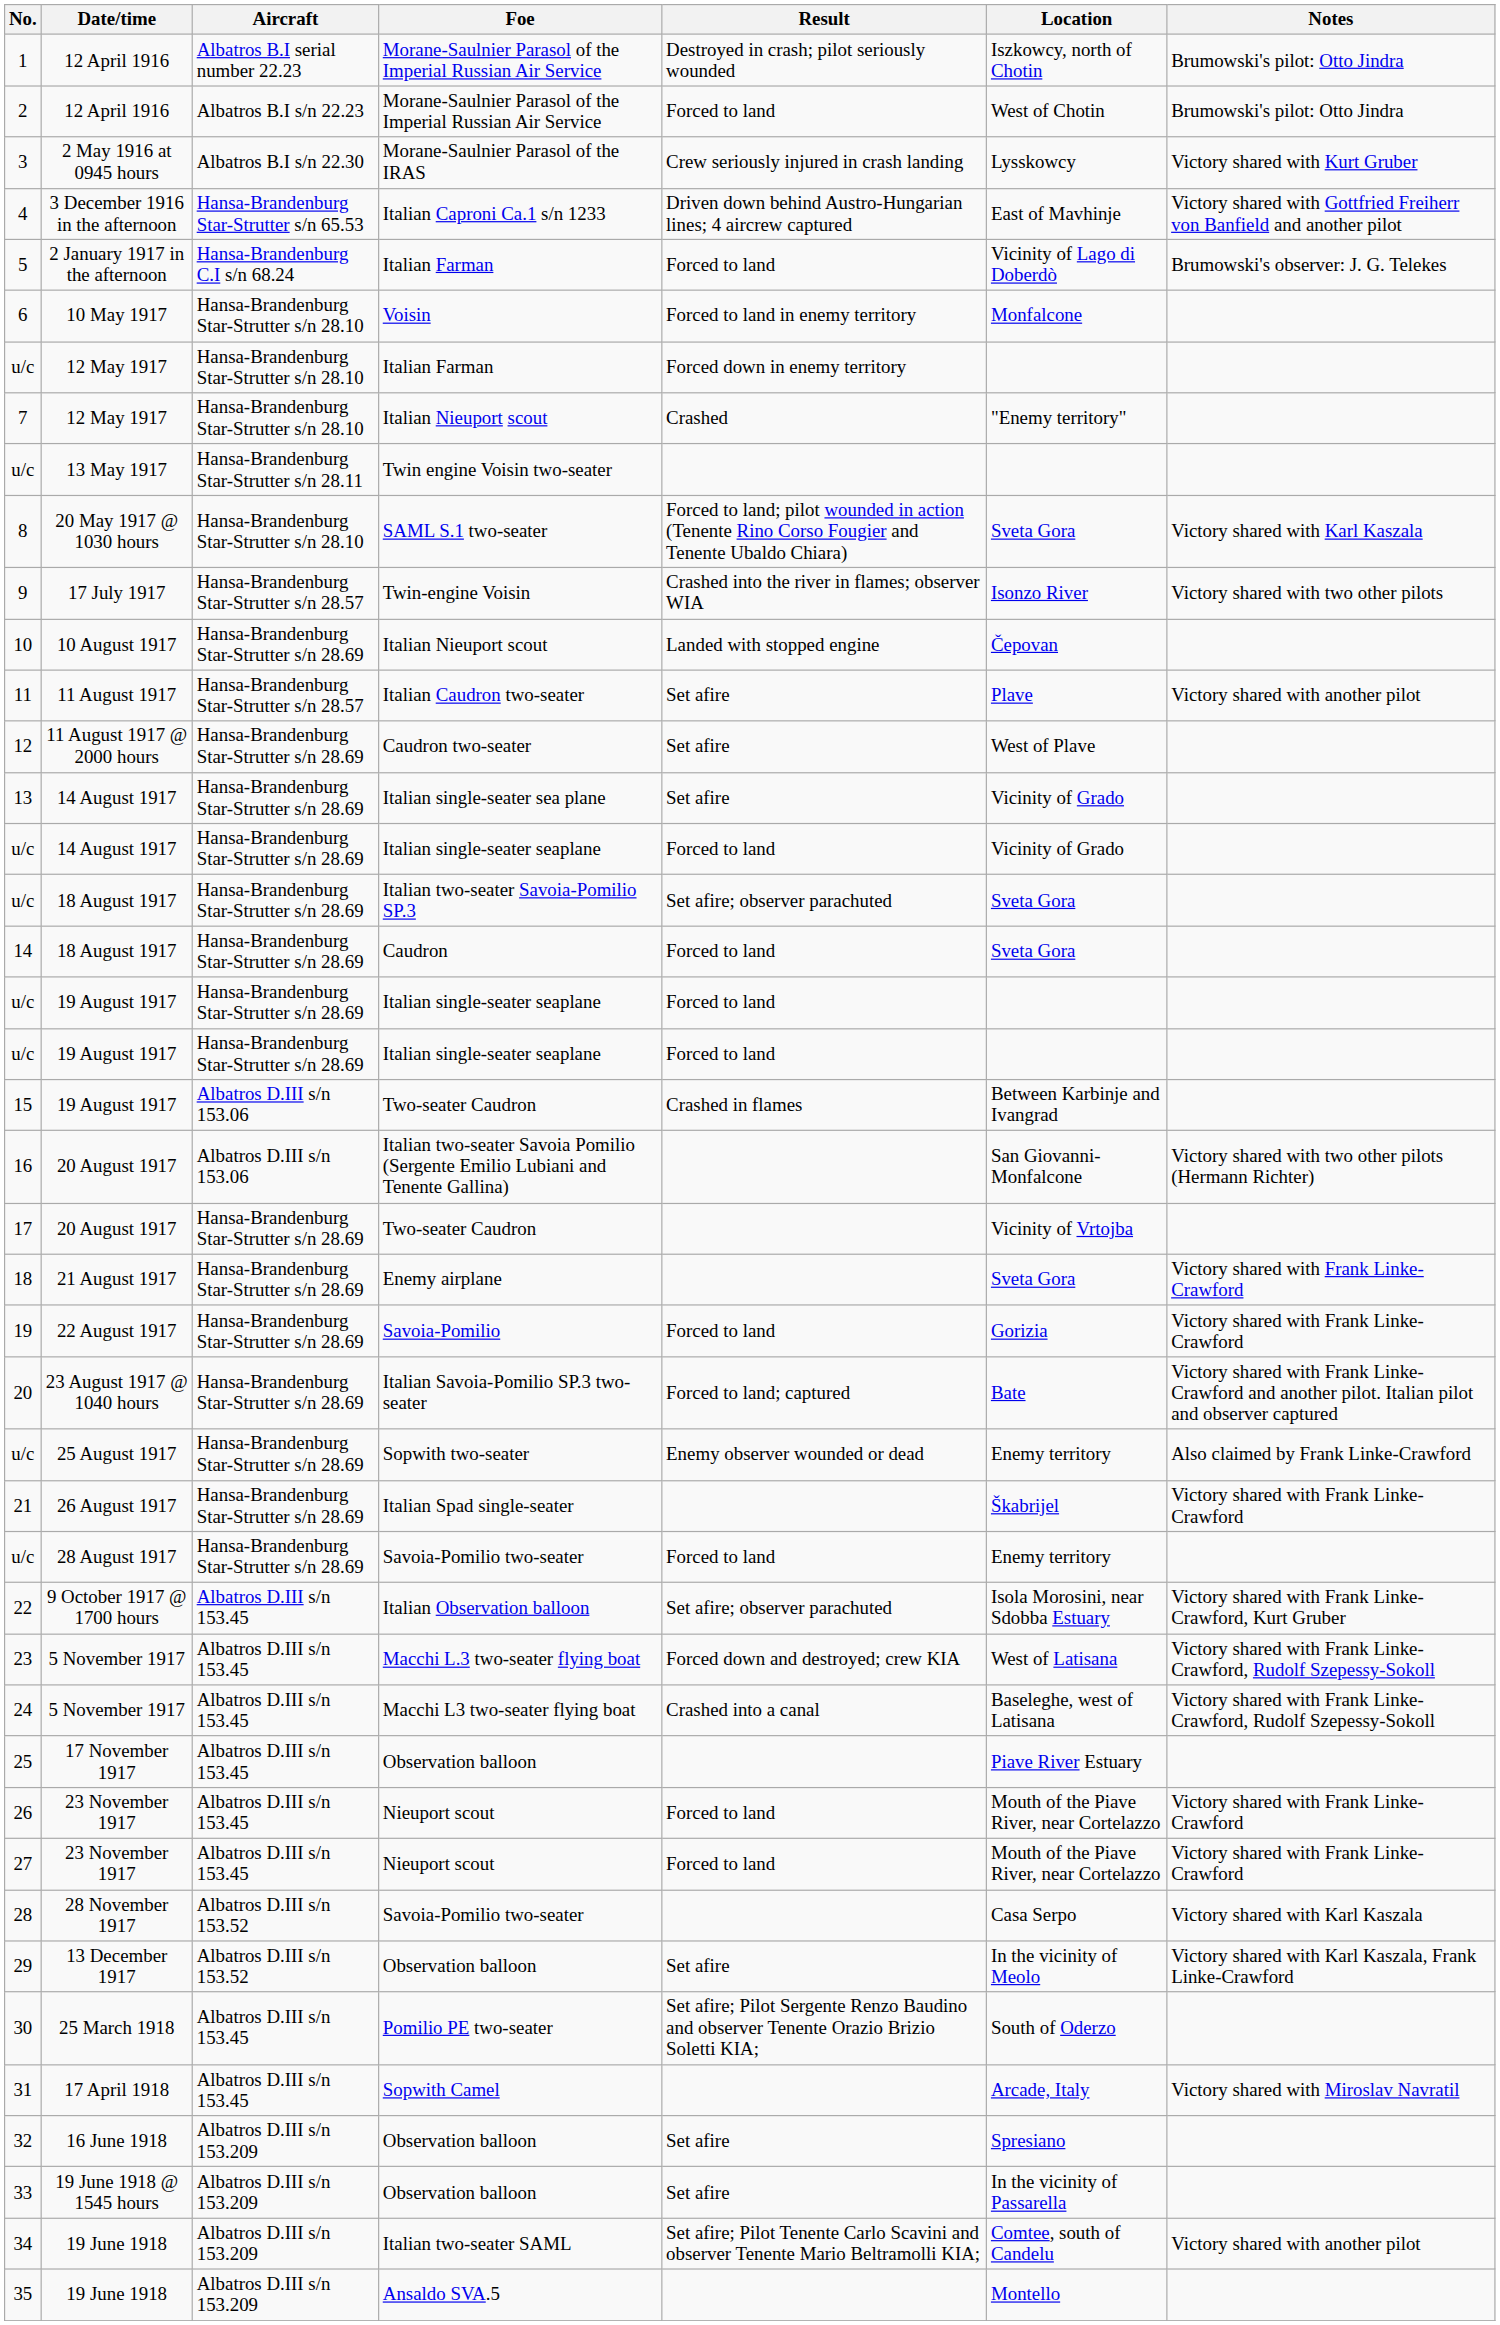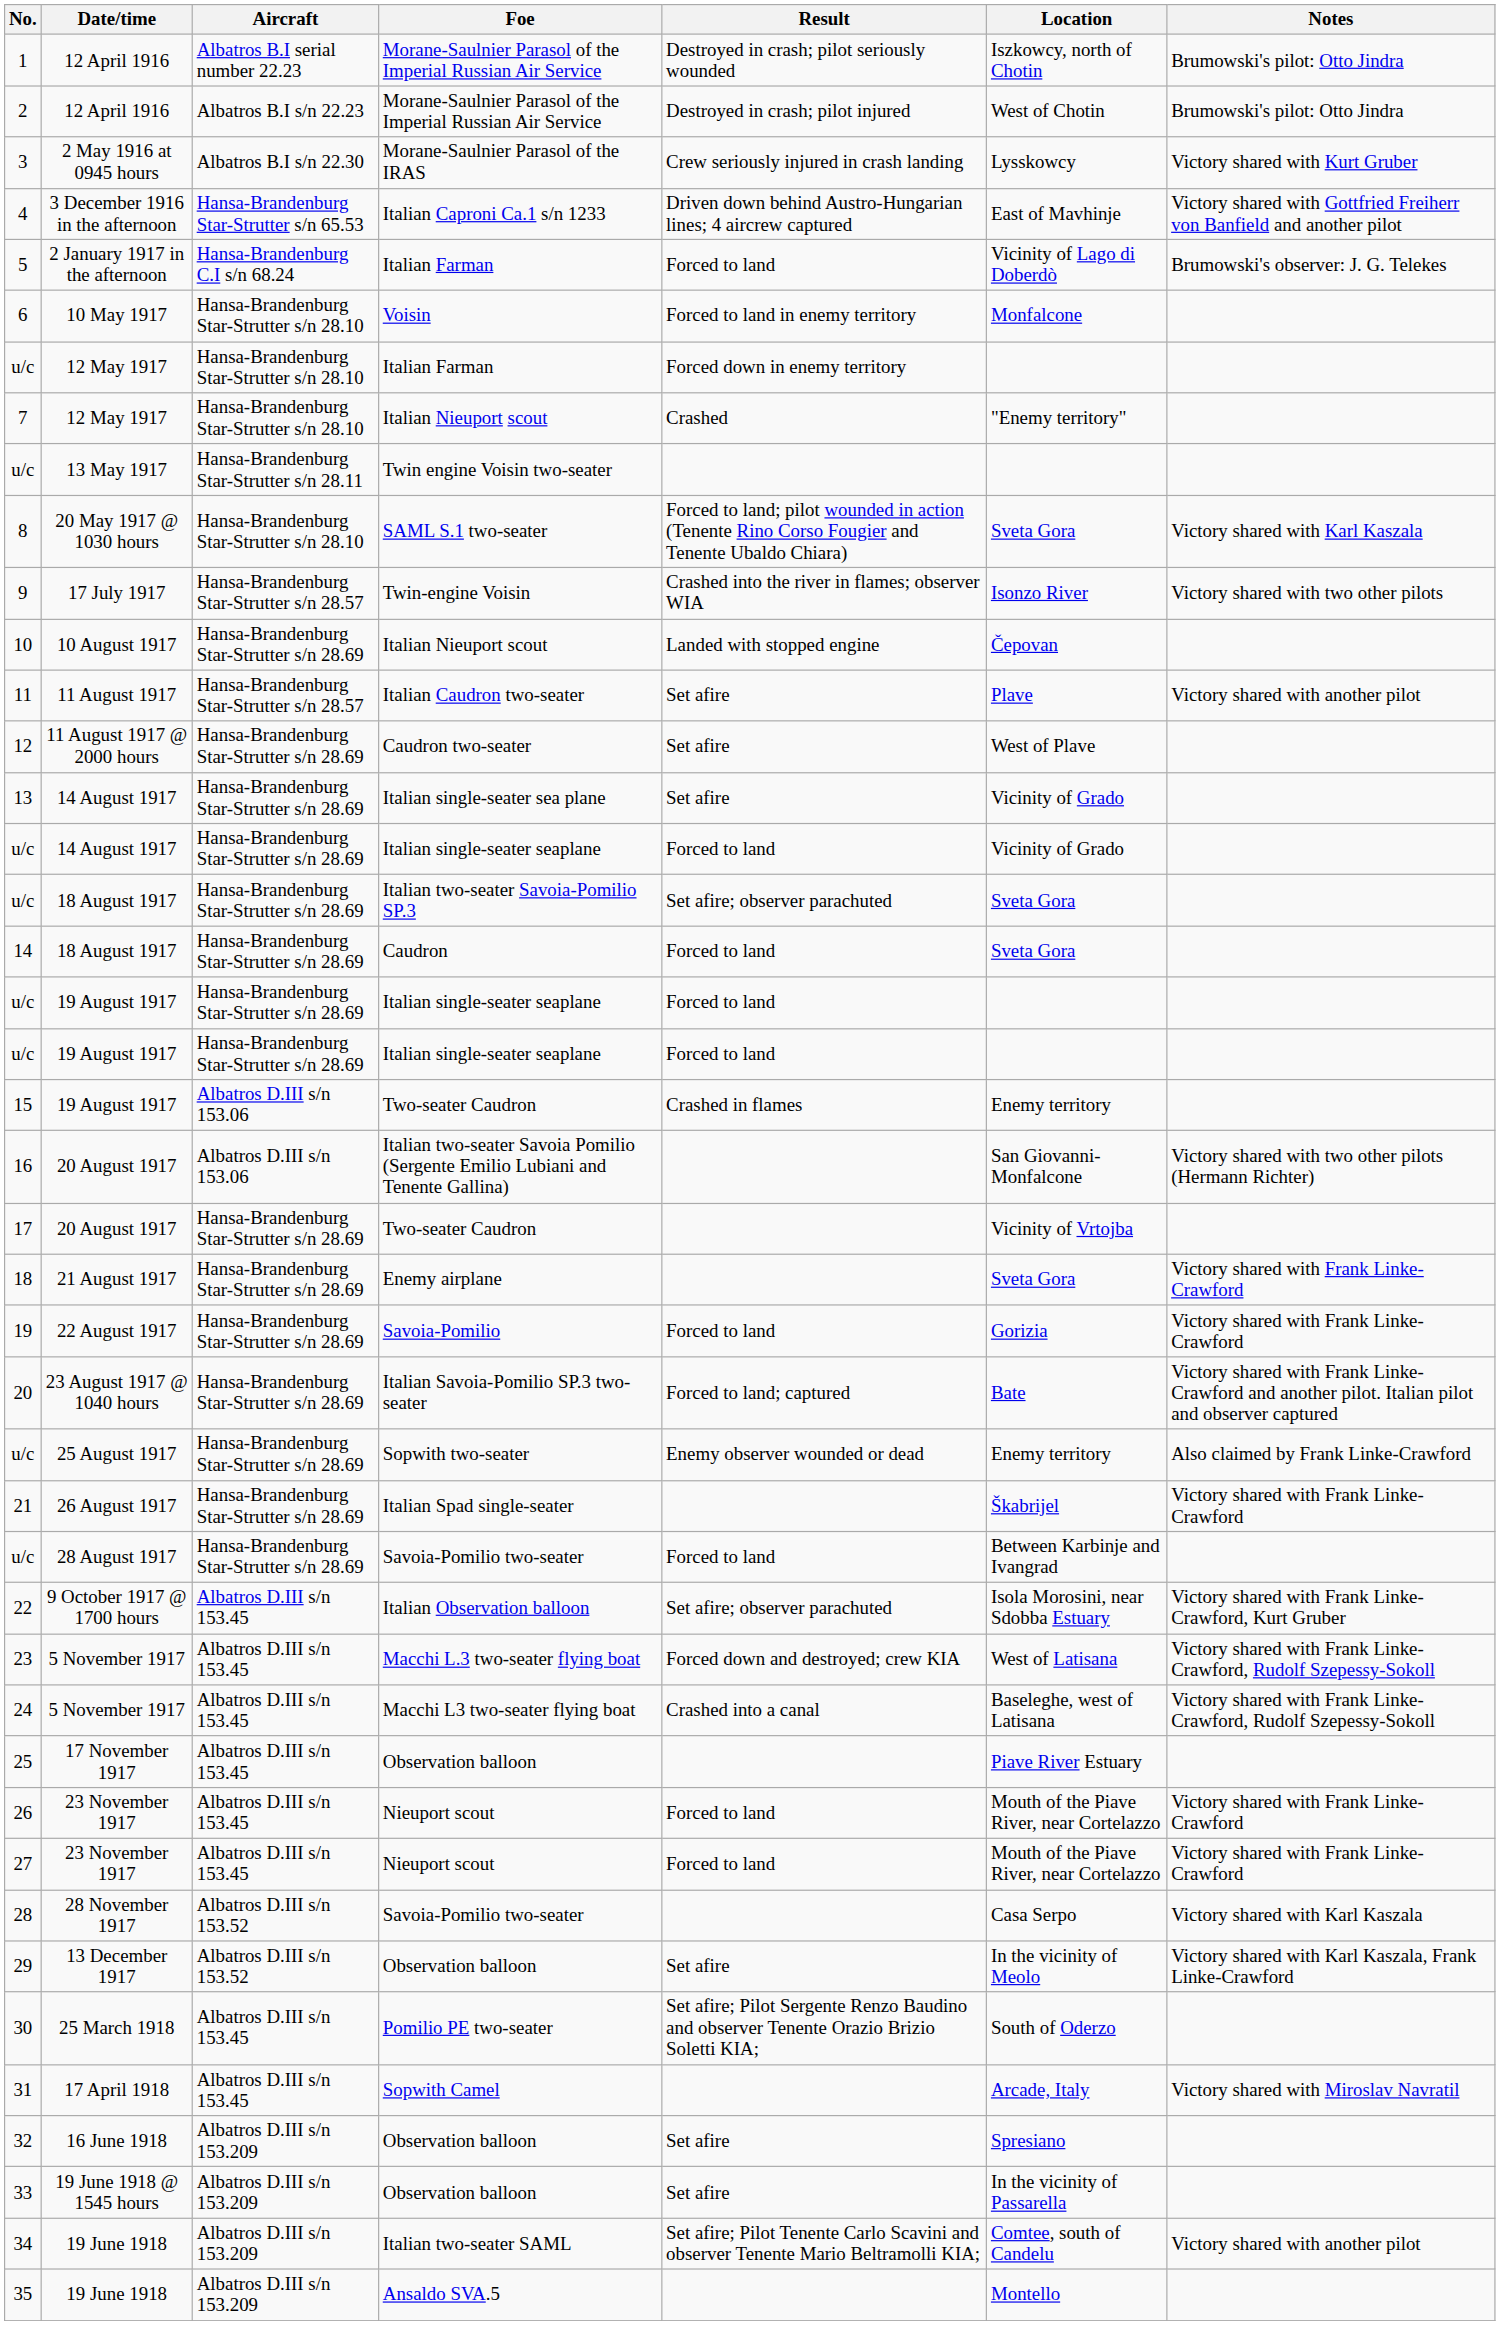(721, 111) Forced to land -> (788, 111) Destroyed in crash; pilot injured
(1075, 1104) Between Karbinje and Ivangrad -> (1051, 1104) Enemy territory
(1051, 1556) Enemy territory -> (1075, 1556) Between Karbinje and Ivangrad
